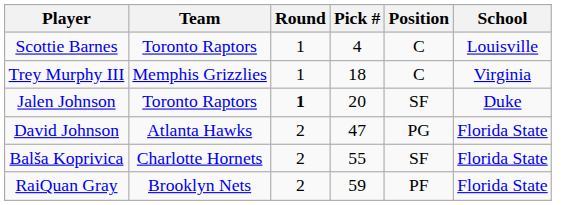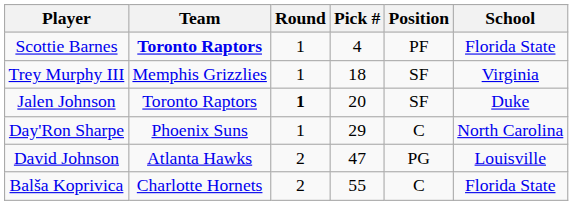(200, 46) normal -> (200, 46) bold
(419, 46) C -> (419, 46) PF
(502, 46) Louisville -> (510, 46) Florida State
(419, 74) C -> (419, 74) SF
+ row: (66, 130)
(502, 130) Florida State -> (510, 158) Louisville
(419, 158) SF -> (419, 185) C
- row: (66, 185)
